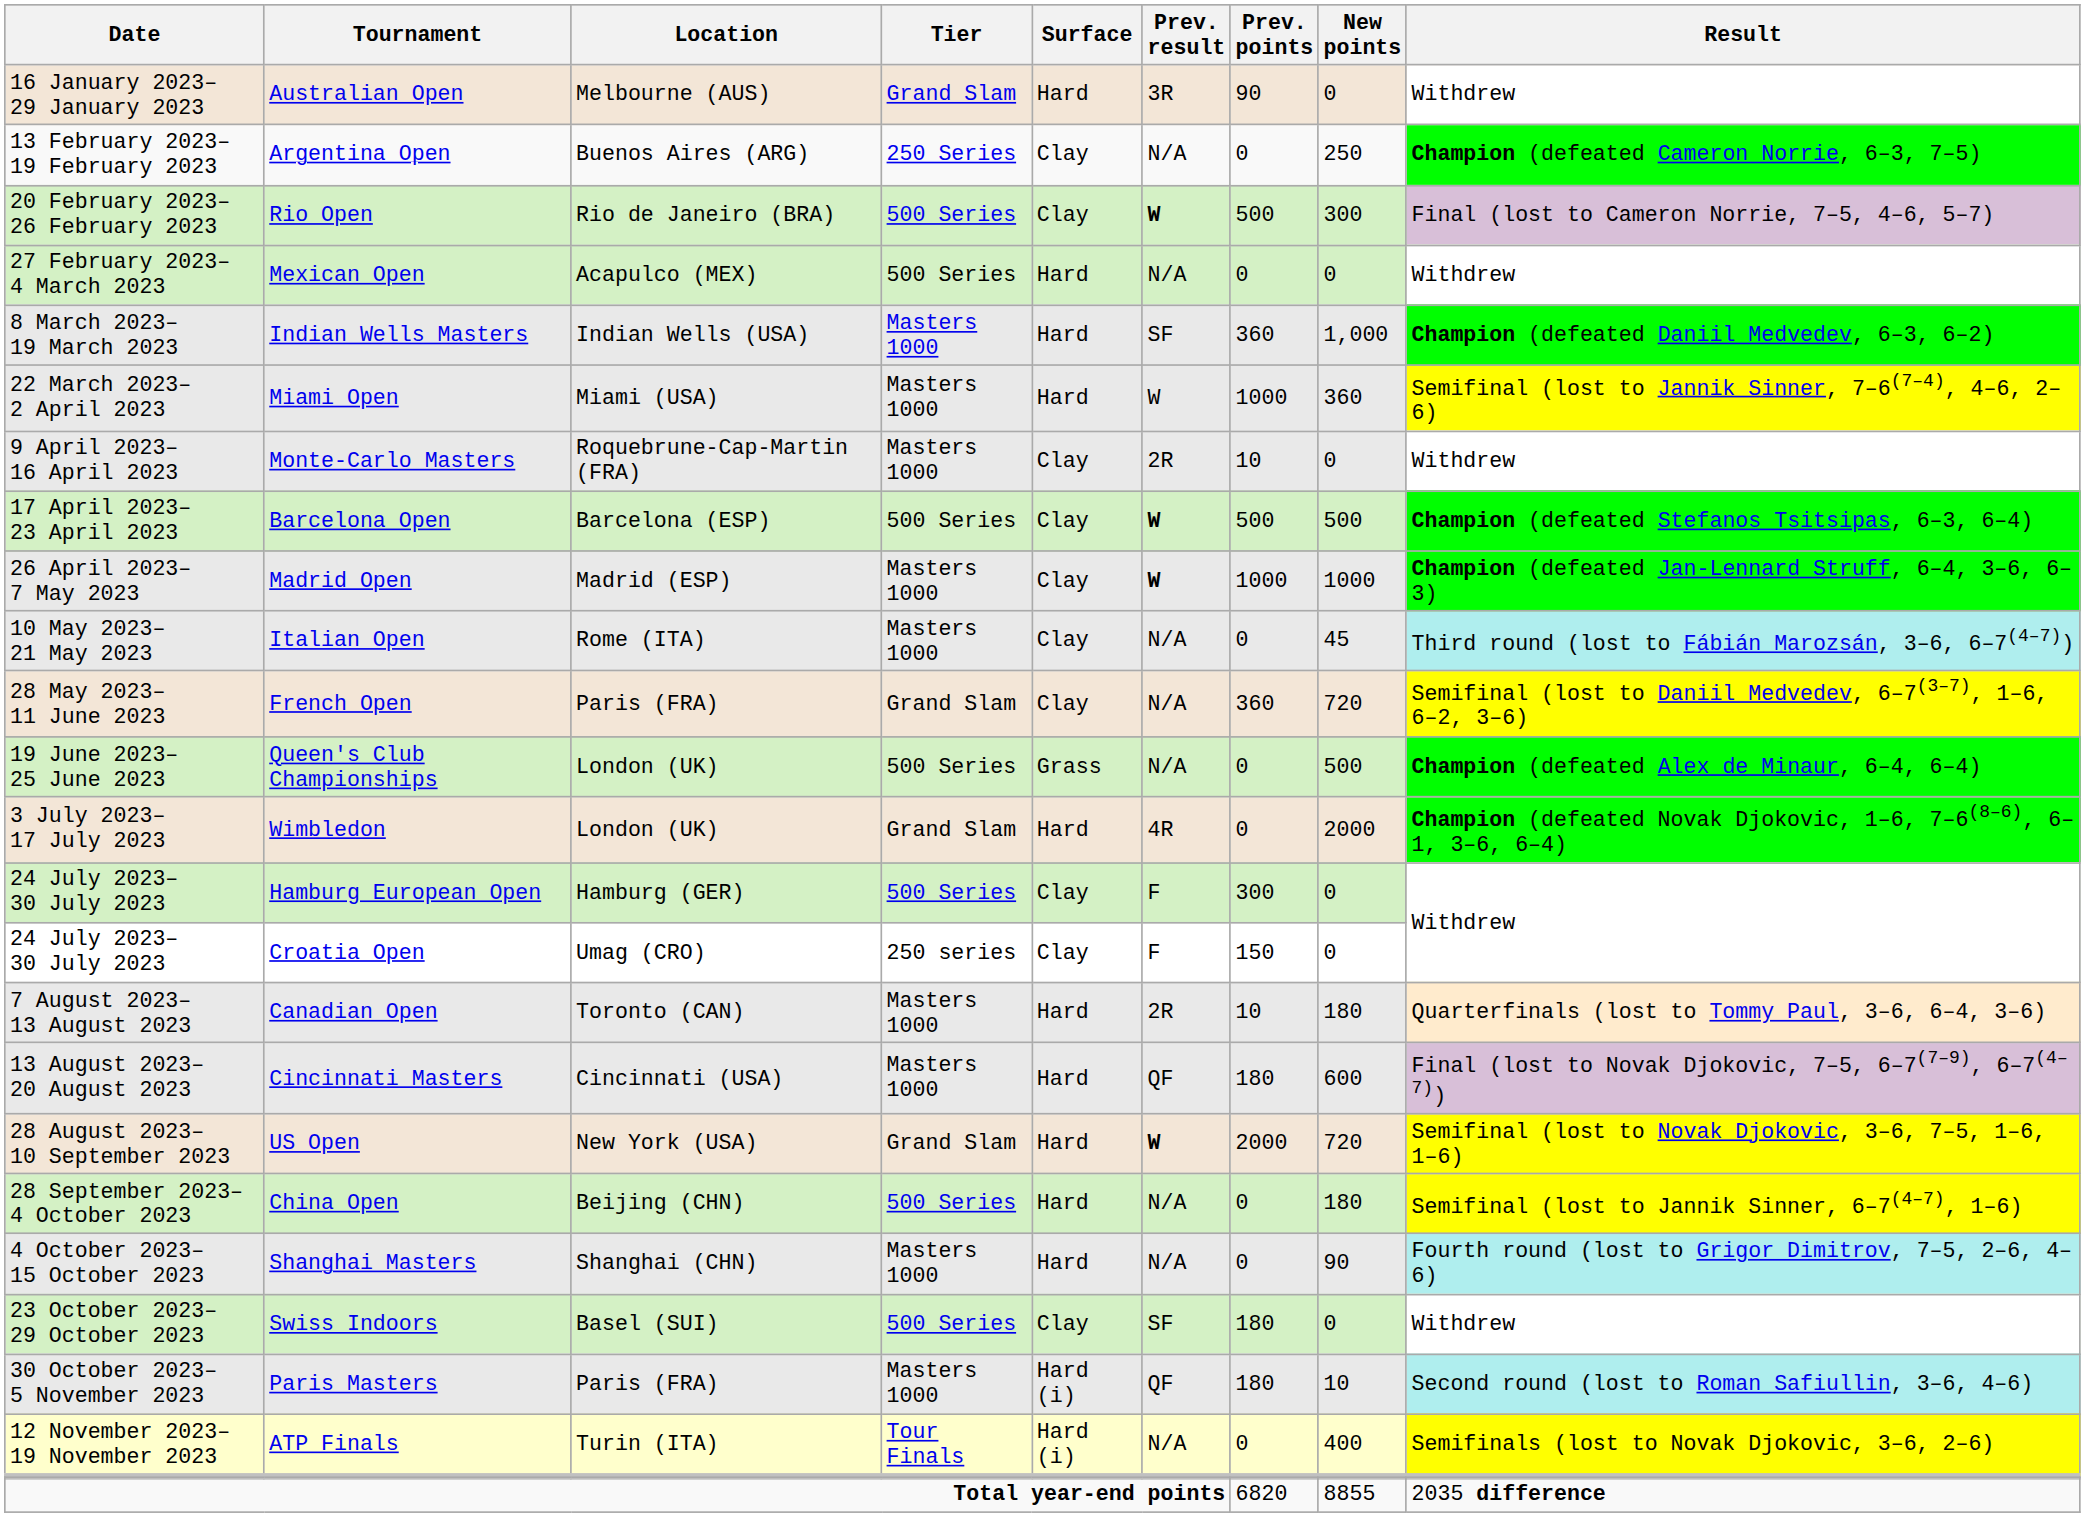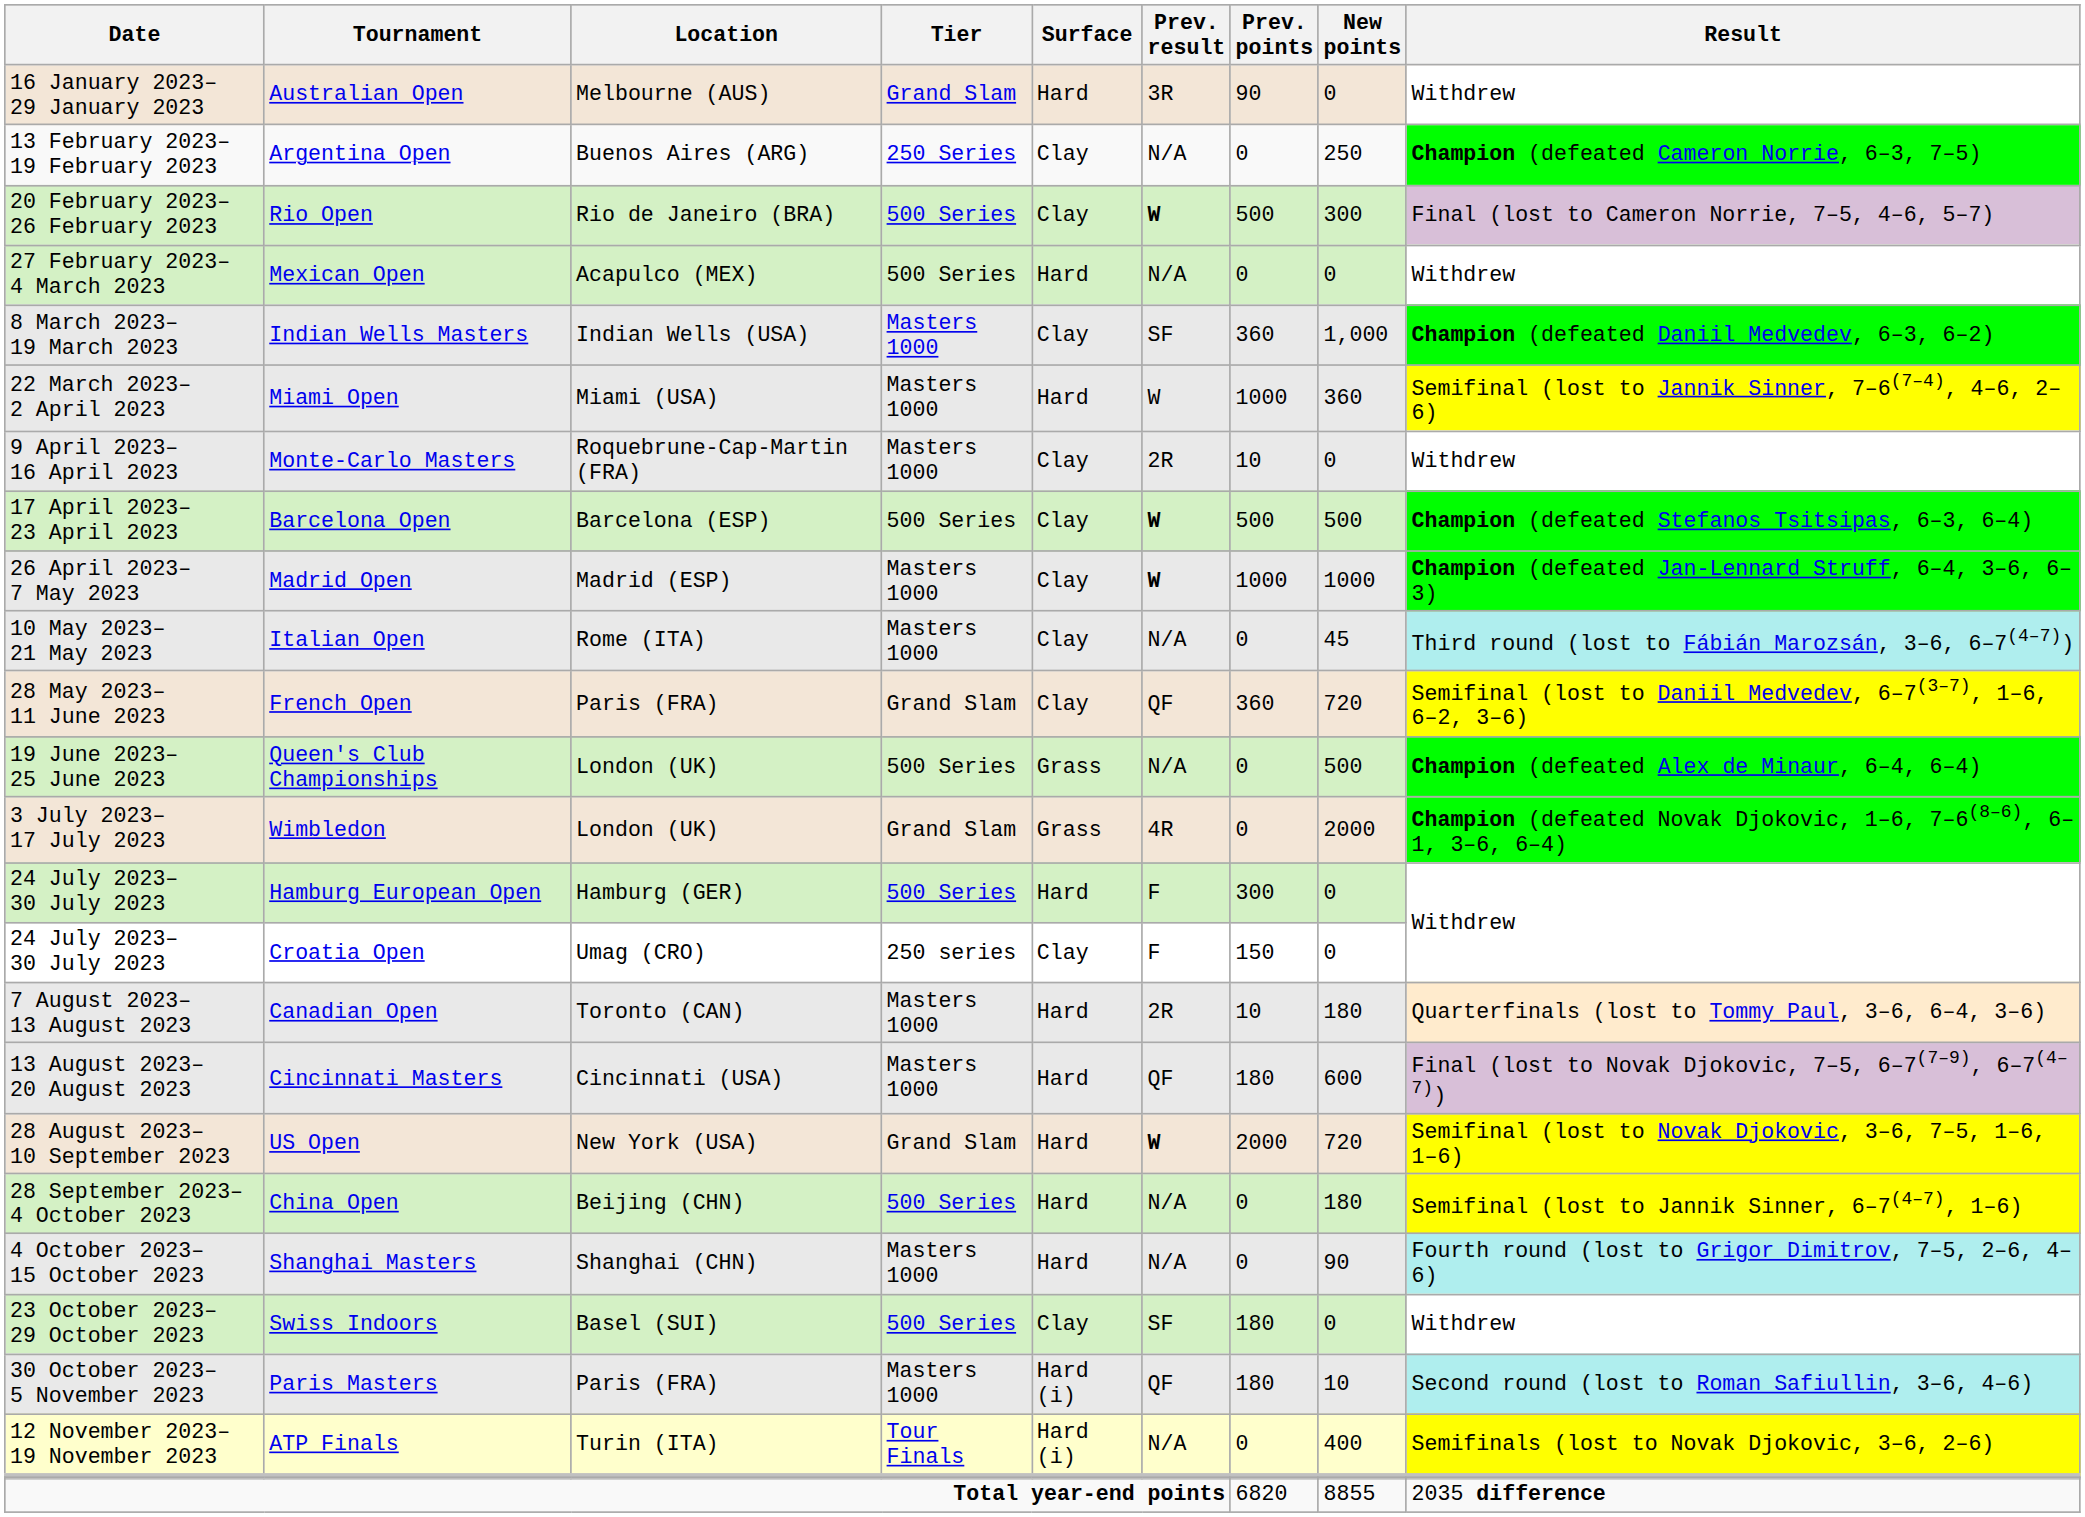(1063, 335) Hard -> (1063, 335) Clay
(1167, 704) N/A -> (1161, 704) QF
(1063, 830) Hard -> (1069, 830) Grass
(1063, 892) Clay -> (1063, 892) Hard
